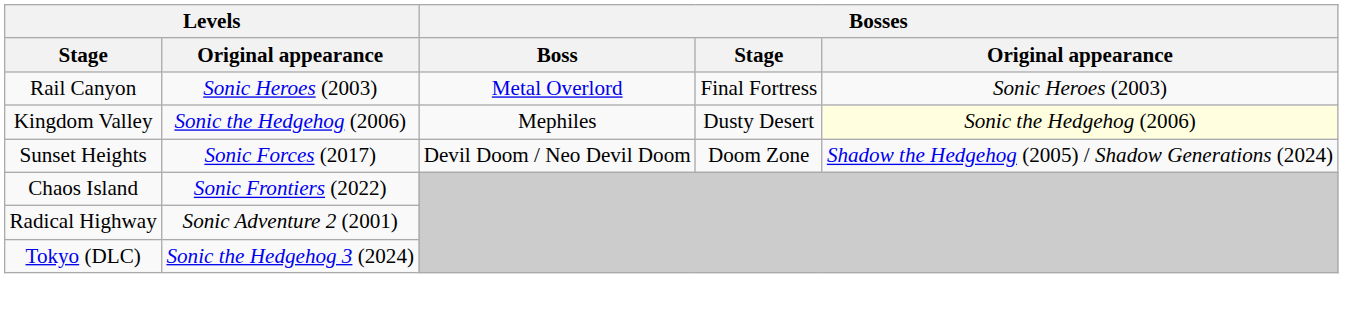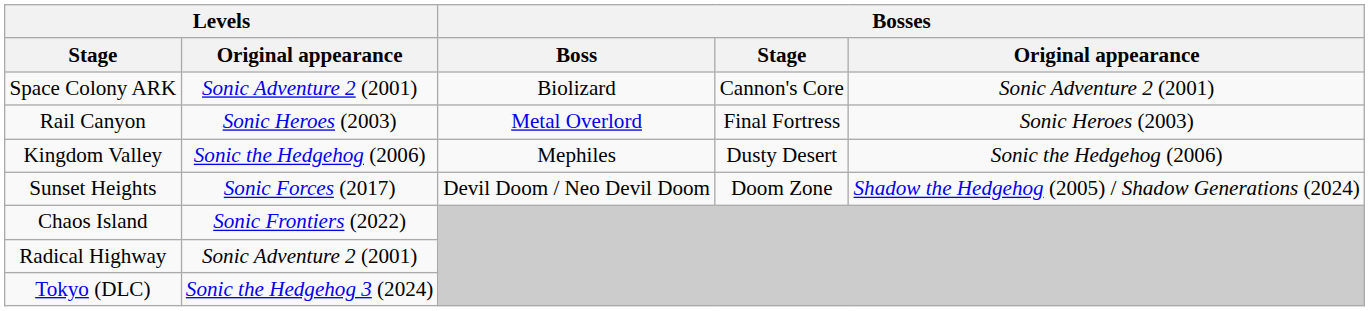+ row: (93, 88)
(1080, 121) lightyellow background -> (1107, 155) no background
